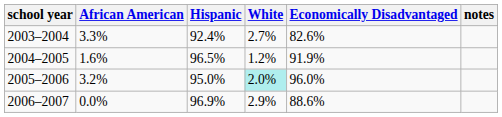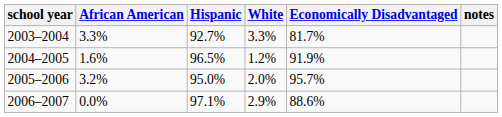(208, 36) 92.4% -> (208, 36) 92.7%
(262, 36) 2.7% -> (262, 36) 3.3%
(307, 36) 82.6% -> (307, 36) 81.7%
(262, 79) paleturquoise background -> (262, 79) no background
(307, 79) 96.0% -> (307, 79) 95.7%
(208, 101) 96.9% -> (208, 101) 97.1%
